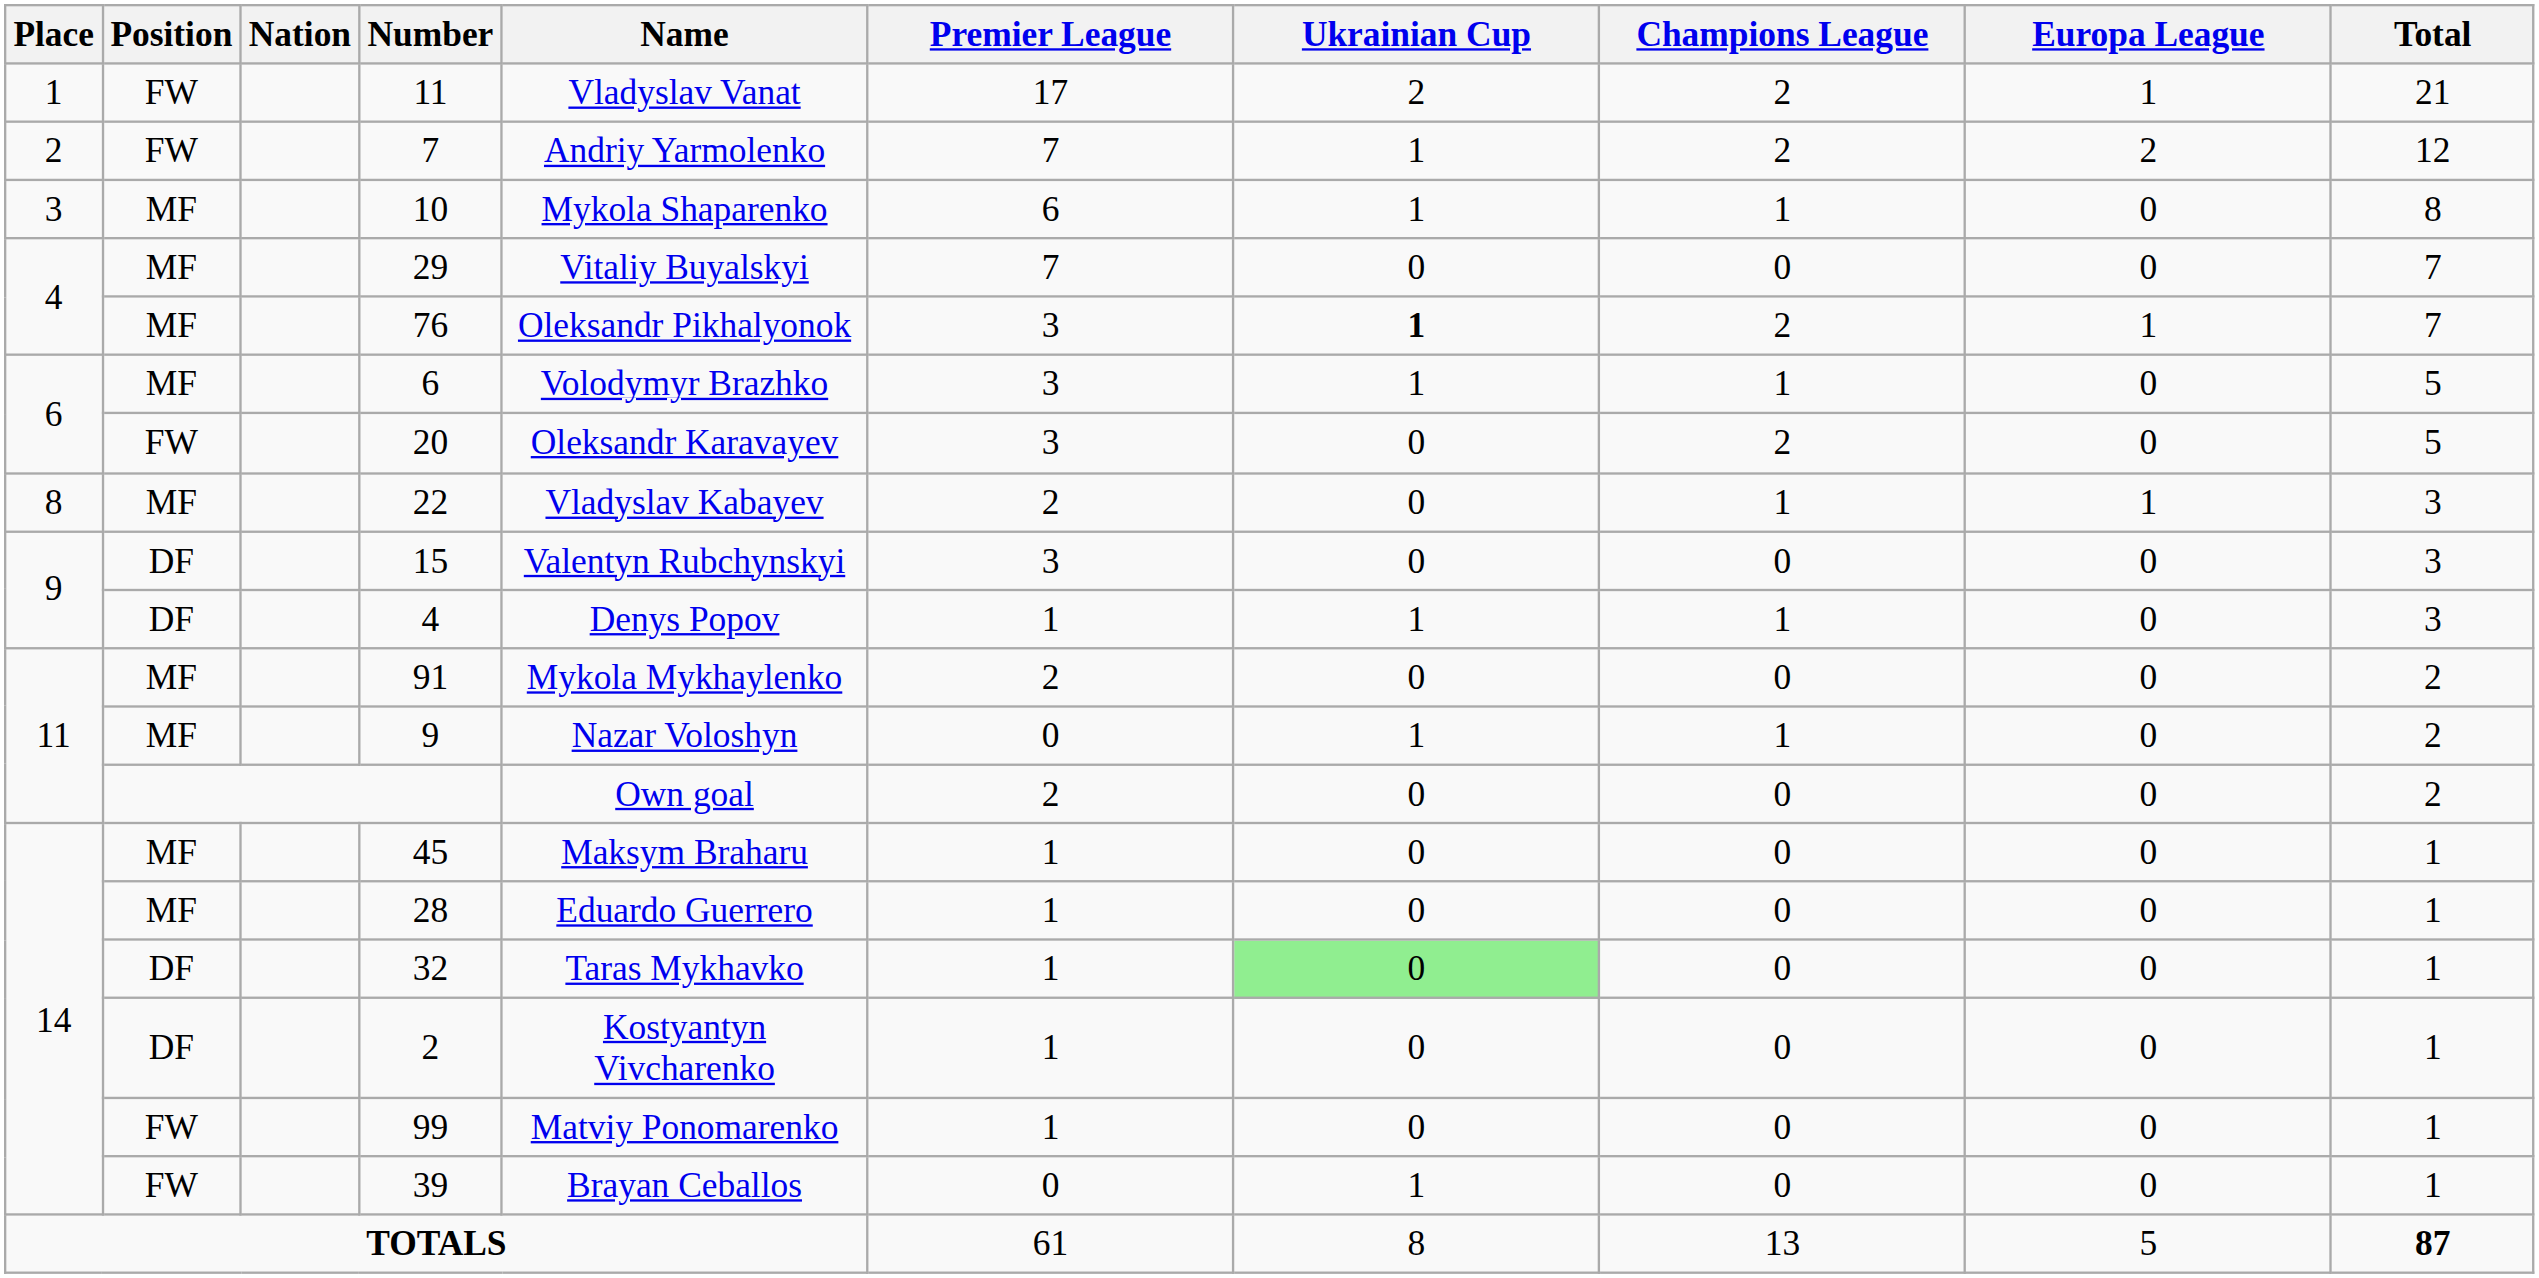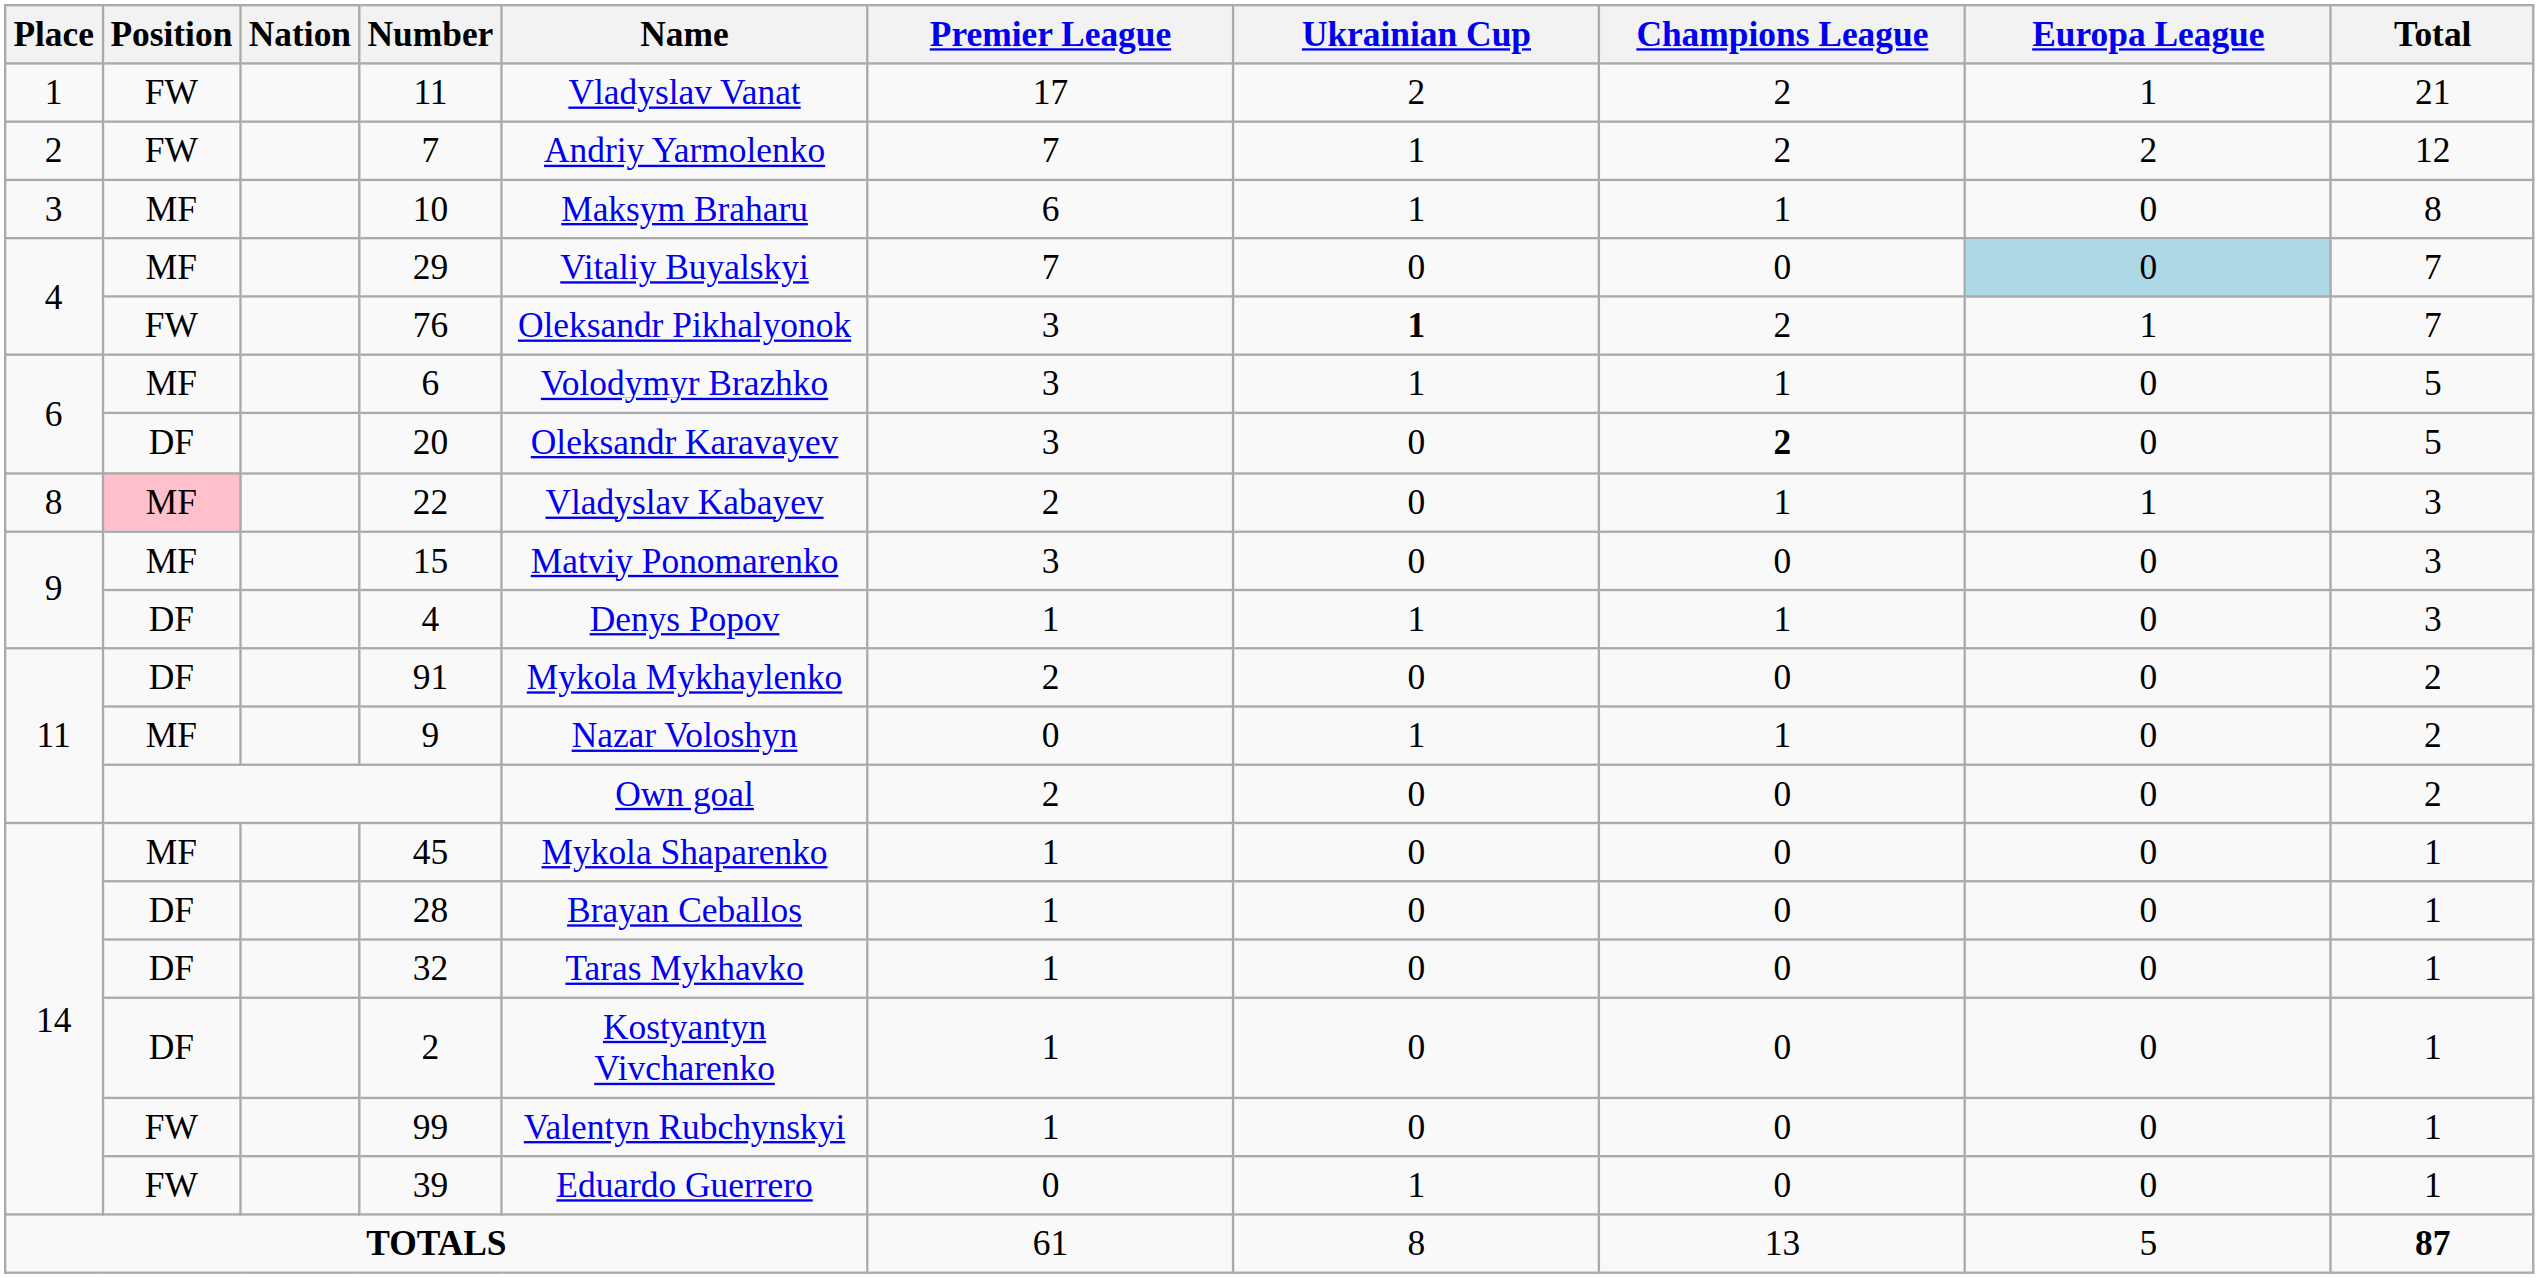(685, 209) Mykola Shaparenko -> (685, 209) Maksym Braharu
(2148, 267) no background -> (2148, 267) lightblue background
(171, 325) MF -> (171, 325) FW
(171, 442) FW -> (171, 442) DF
(1782, 442) normal -> (1782, 442) bold
(171, 501) no background -> (171, 501) pink background
(171, 559) DF -> (171, 559) MF
(685, 559) Valentyn Rubchynskyi -> (685, 559) Matviy Ponomarenko
(171, 676) MF -> (171, 676) DF
(685, 851) Maksym Braharu -> (685, 851) Mykola Shaparenko
(171, 909) MF -> (171, 909) DF
(685, 909) Eduardo Guerrero -> (685, 909) Brayan Ceballos
(1416, 968) lightgreen background -> (1416, 968) no background
(685, 1126) Matviy Ponomarenko -> (685, 1126) Valentyn Rubchynskyi
(685, 1185) Brayan Ceballos -> (685, 1185) Eduardo Guerrero
